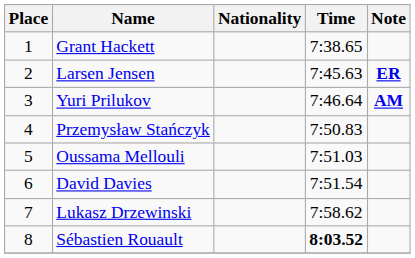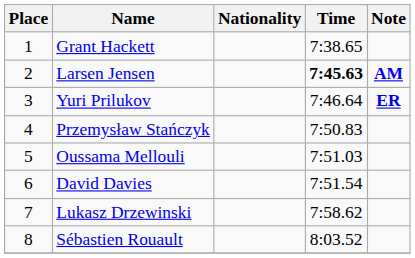(336, 73) normal -> (336, 73) bold
(388, 73) ER -> (388, 73) AM
(388, 101) AM -> (388, 101) ER
(336, 239) bold -> (336, 239) normal
